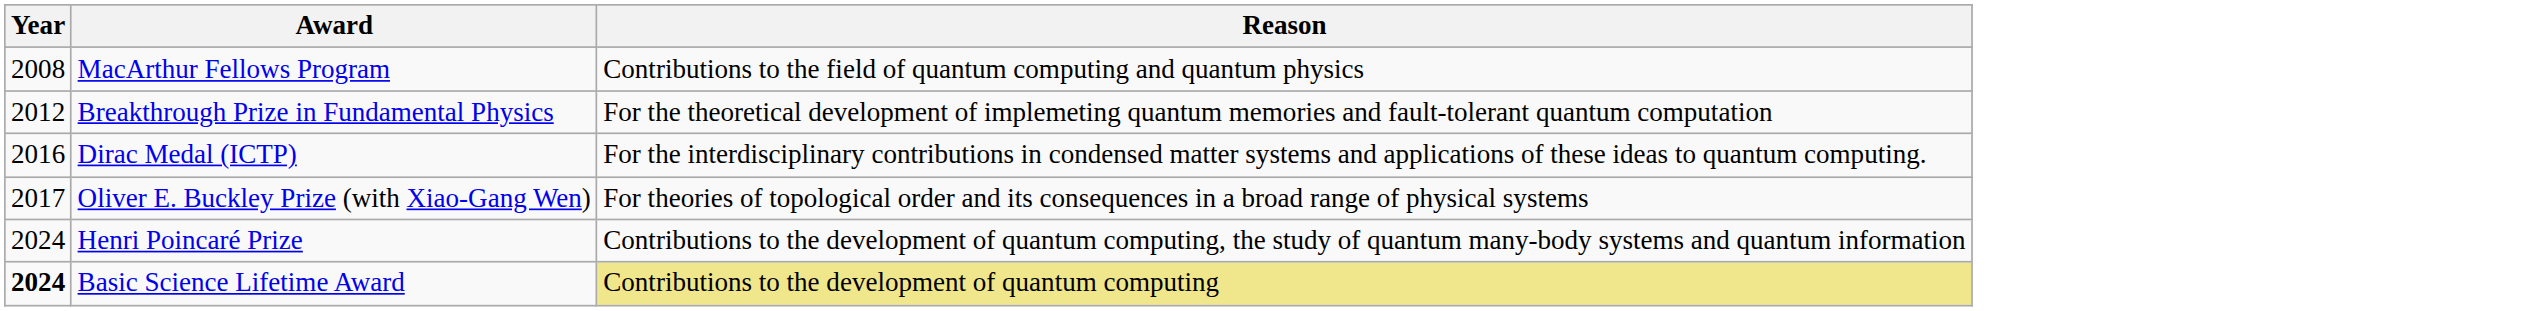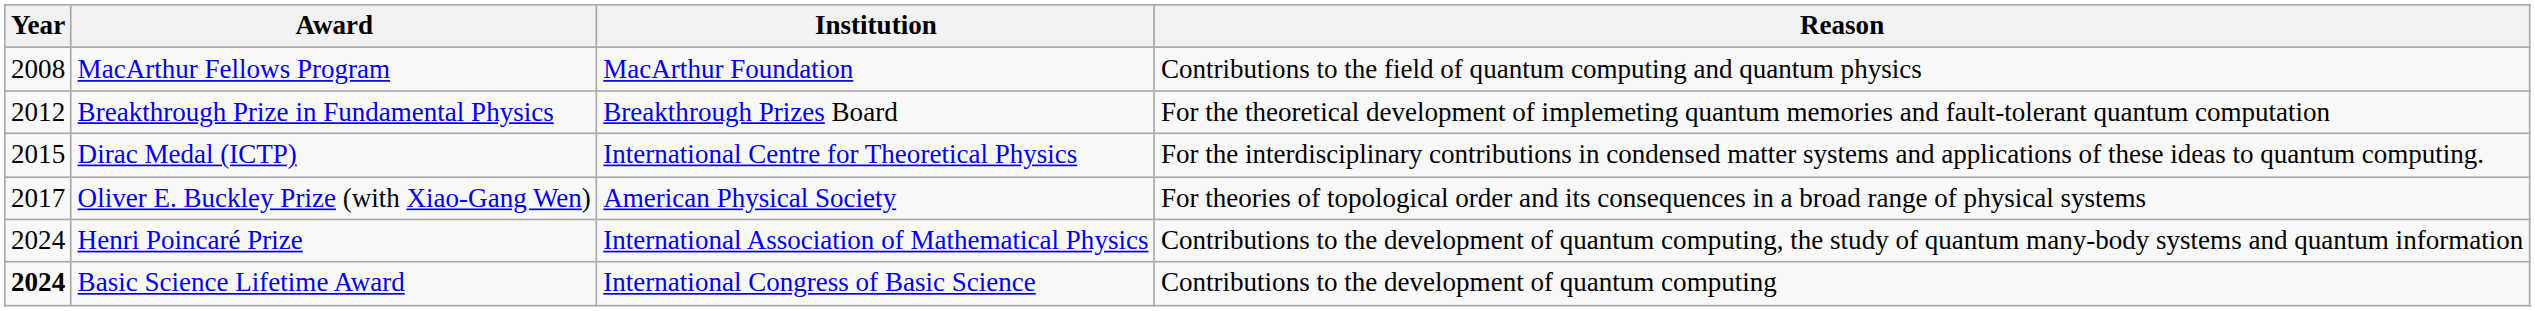+ column: (876, 25)
(38, 154) 2016 -> (38, 154) 2015
(911, 283) khaki background -> (1469, 283) no background
